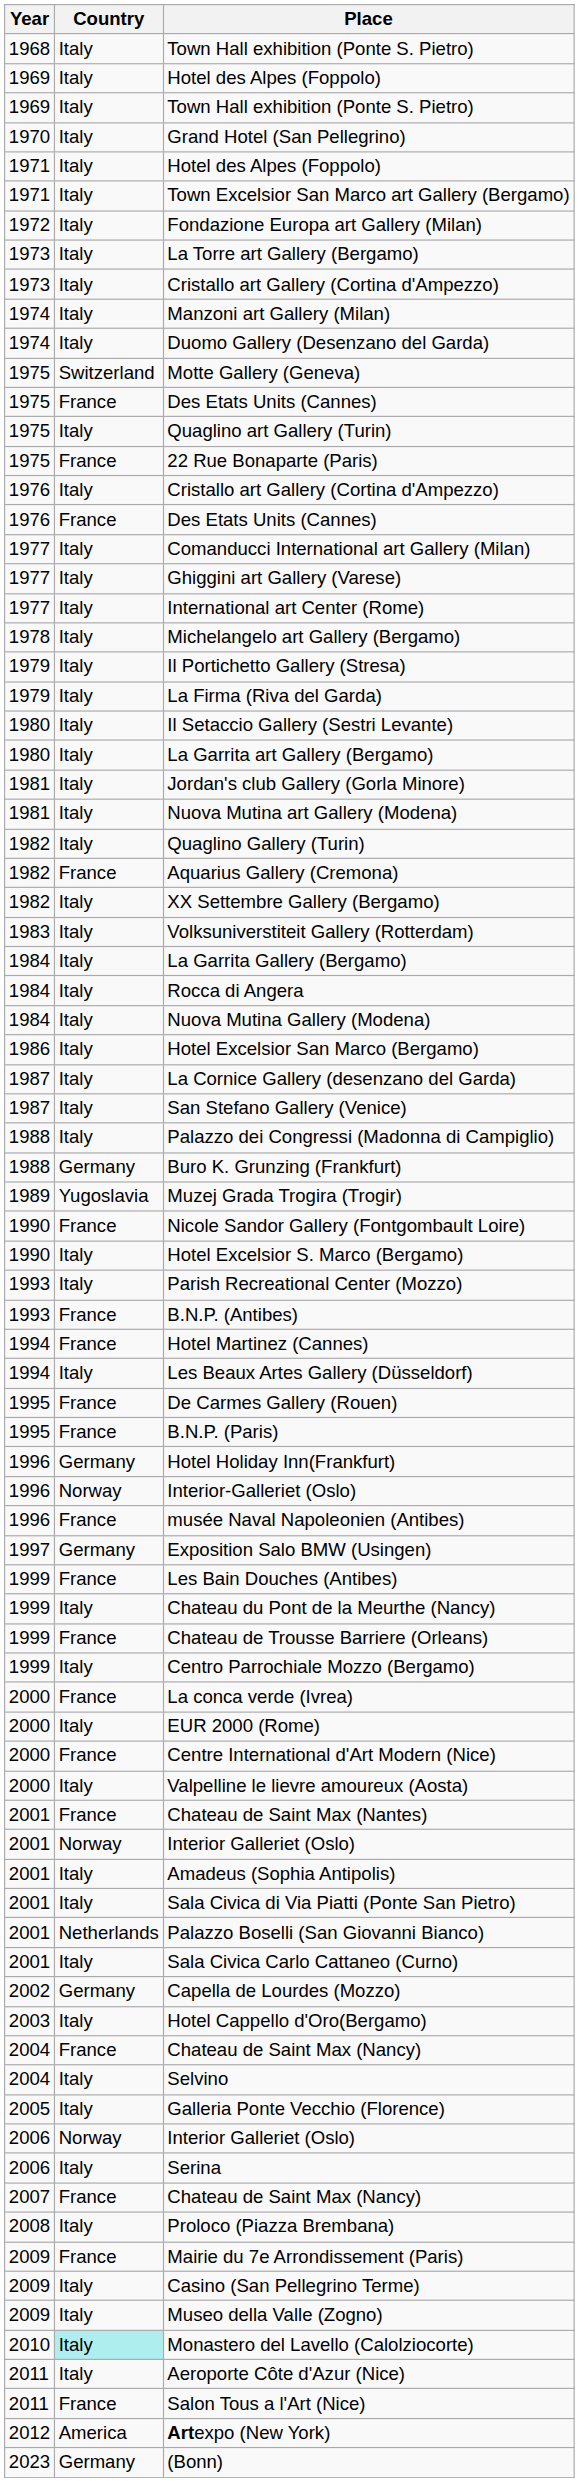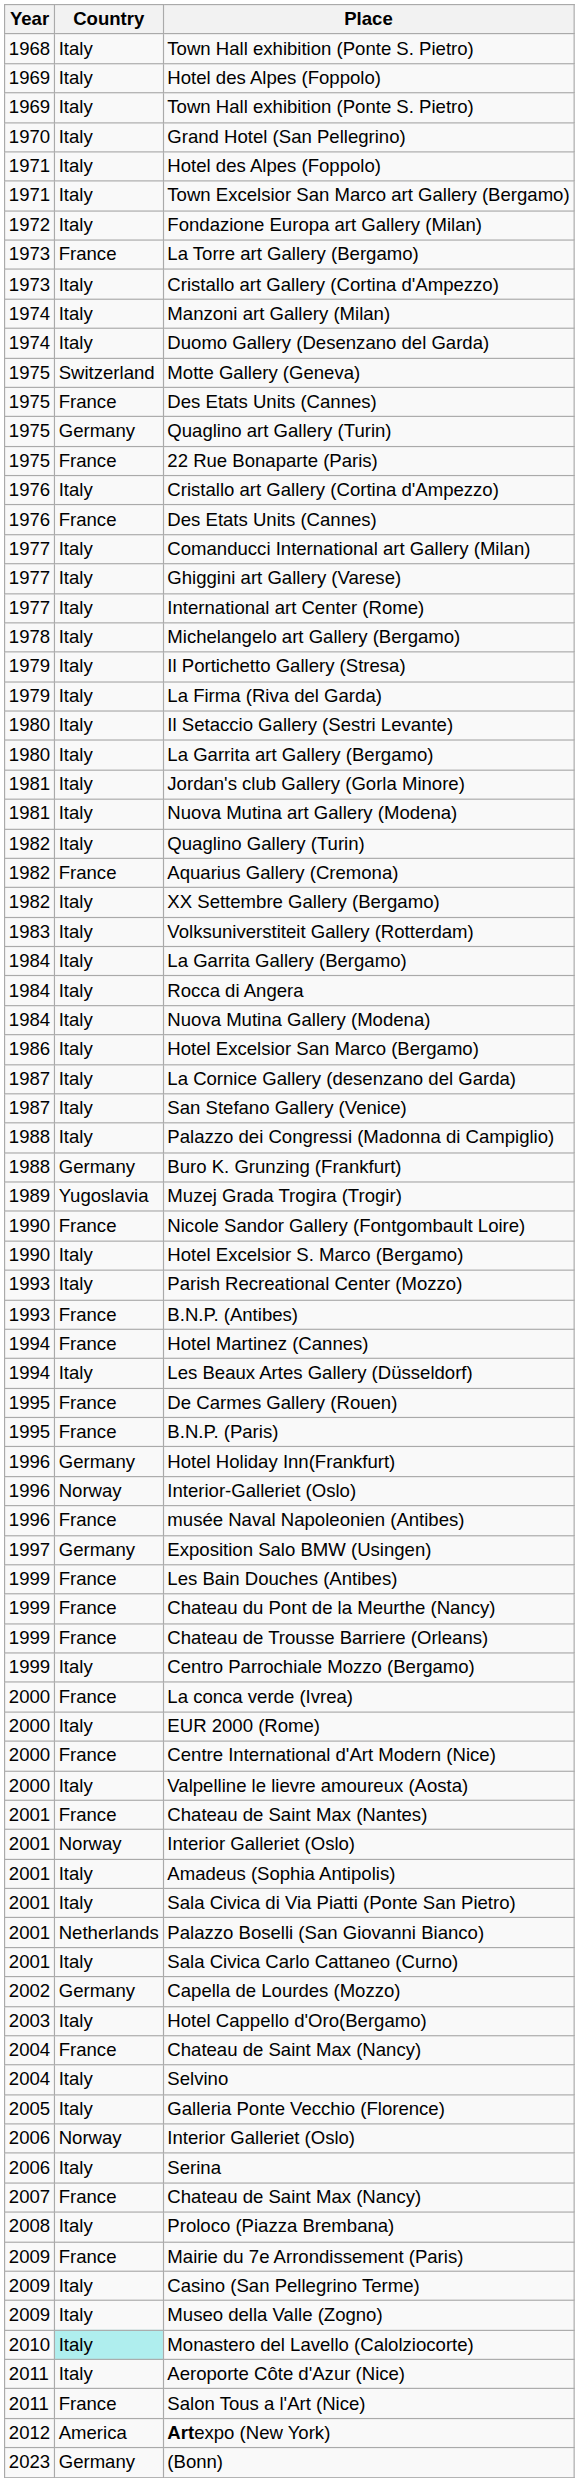(76, 254) Italy -> (88, 254) France
(76, 431) Italy -> (97, 431) Germany
(76, 1608) Italy -> (88, 1608) France
